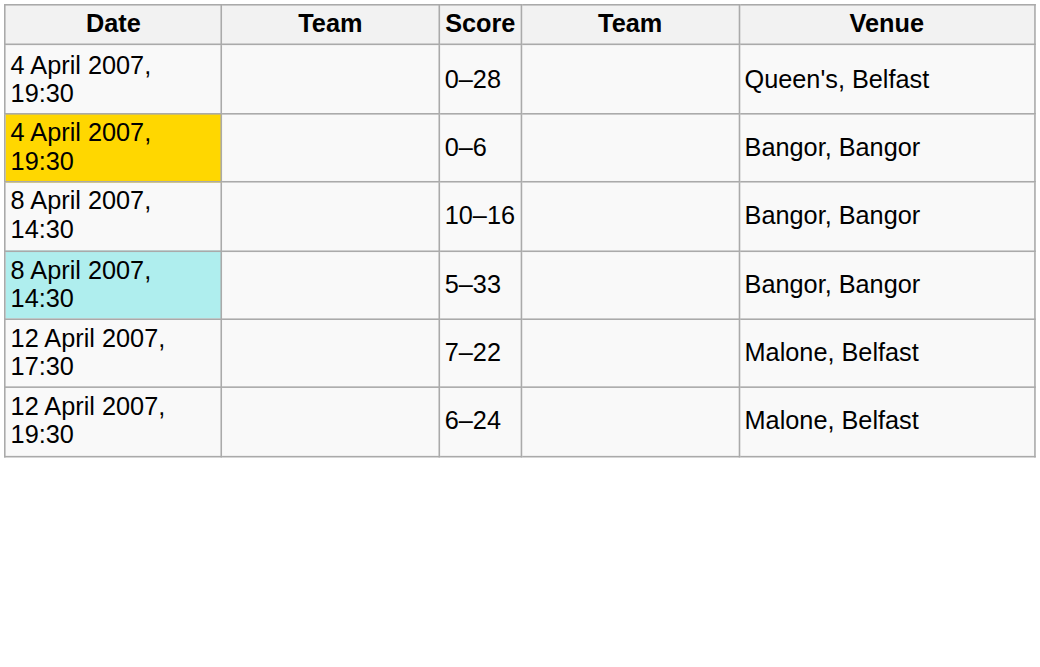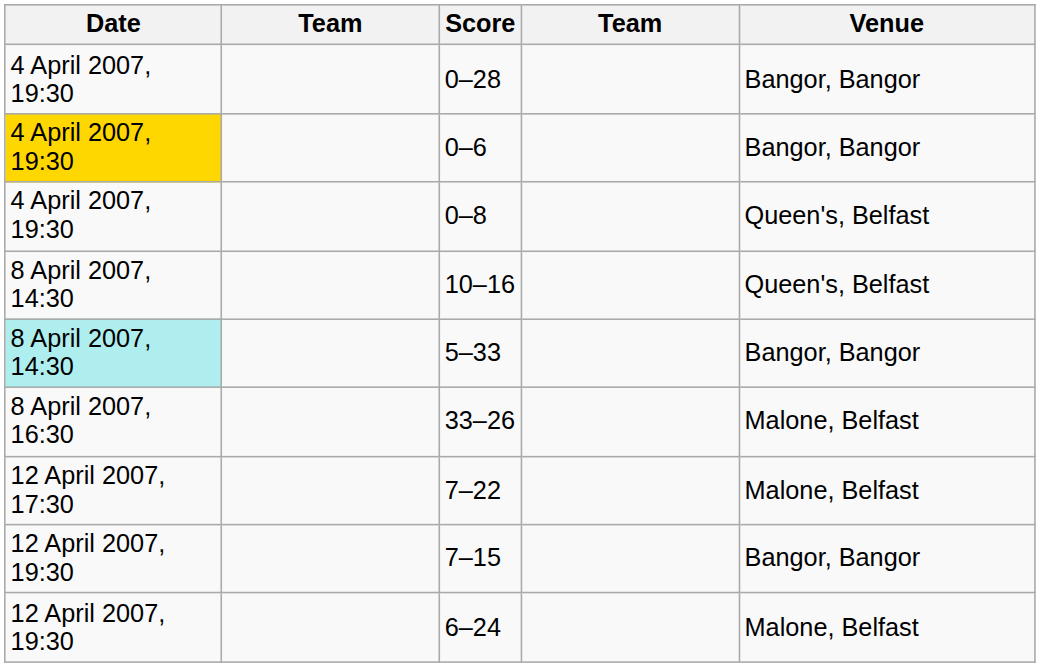(837, 78) Queen's, Belfast -> (832, 78) Bangor, Bangor
+ row: (466, 215)
(832, 215) Bangor, Bangor -> (837, 284) Queen's, Belfast
+ row: (480, 421)
+ row: (473, 558)
